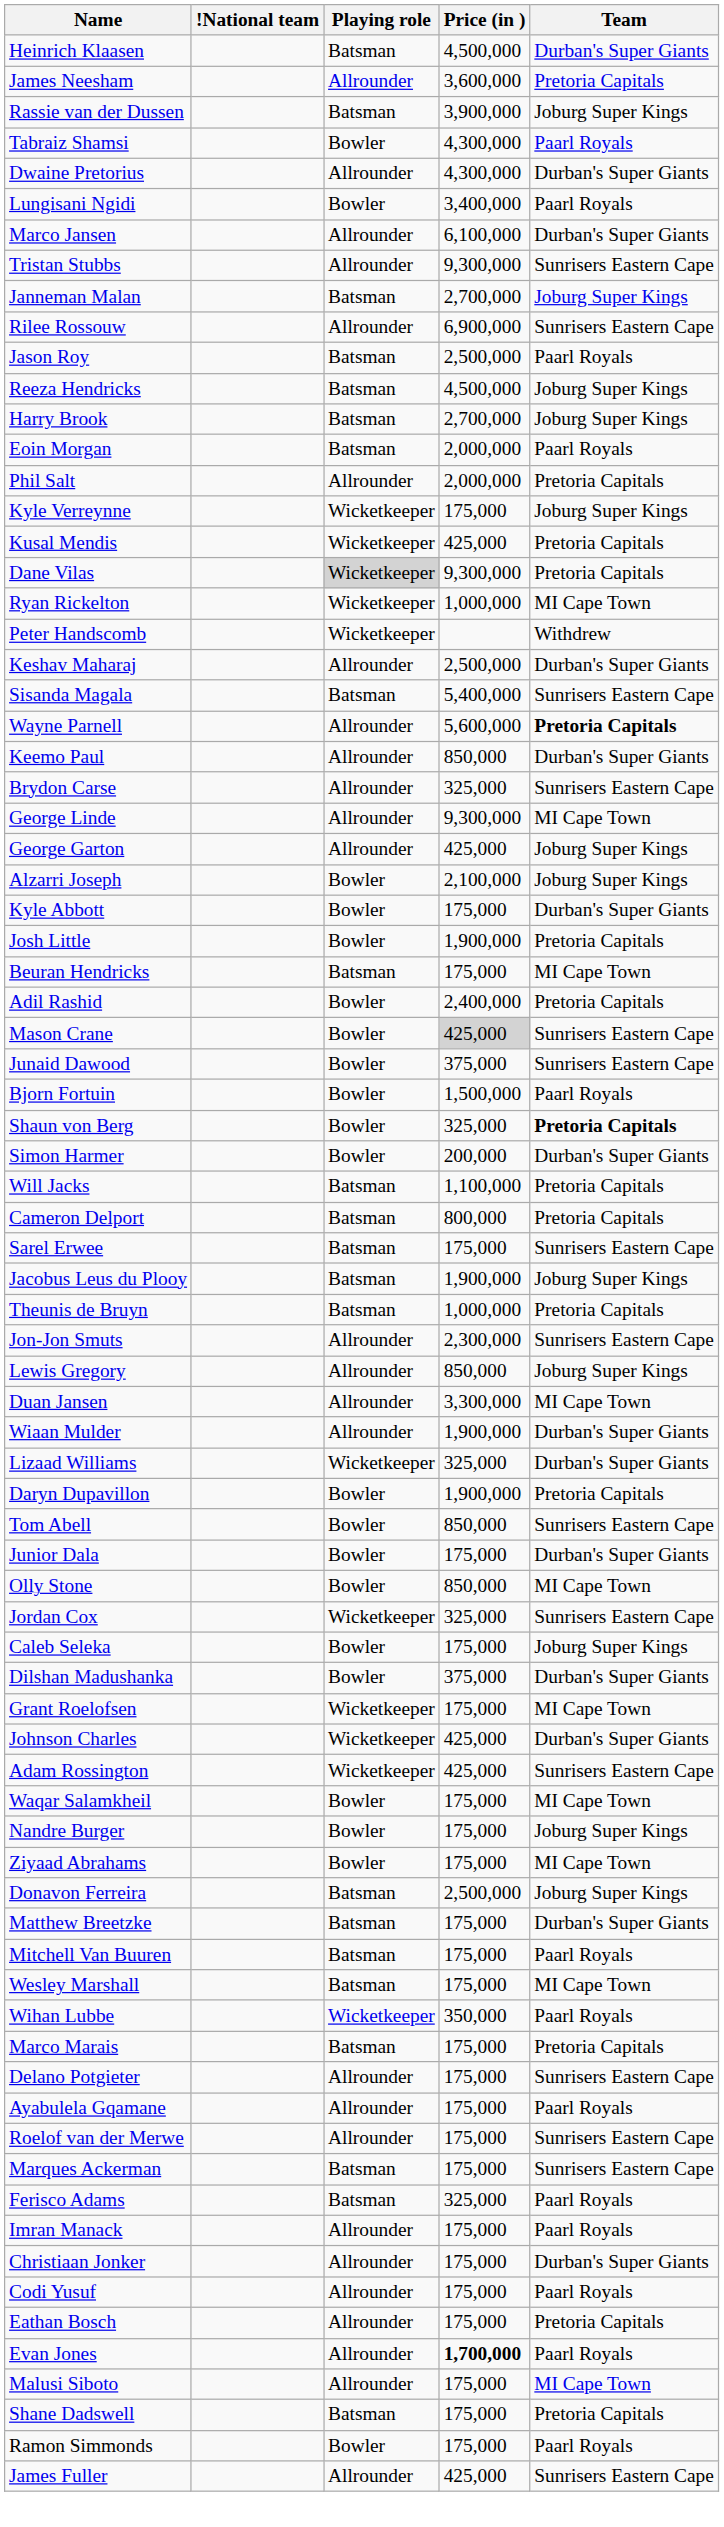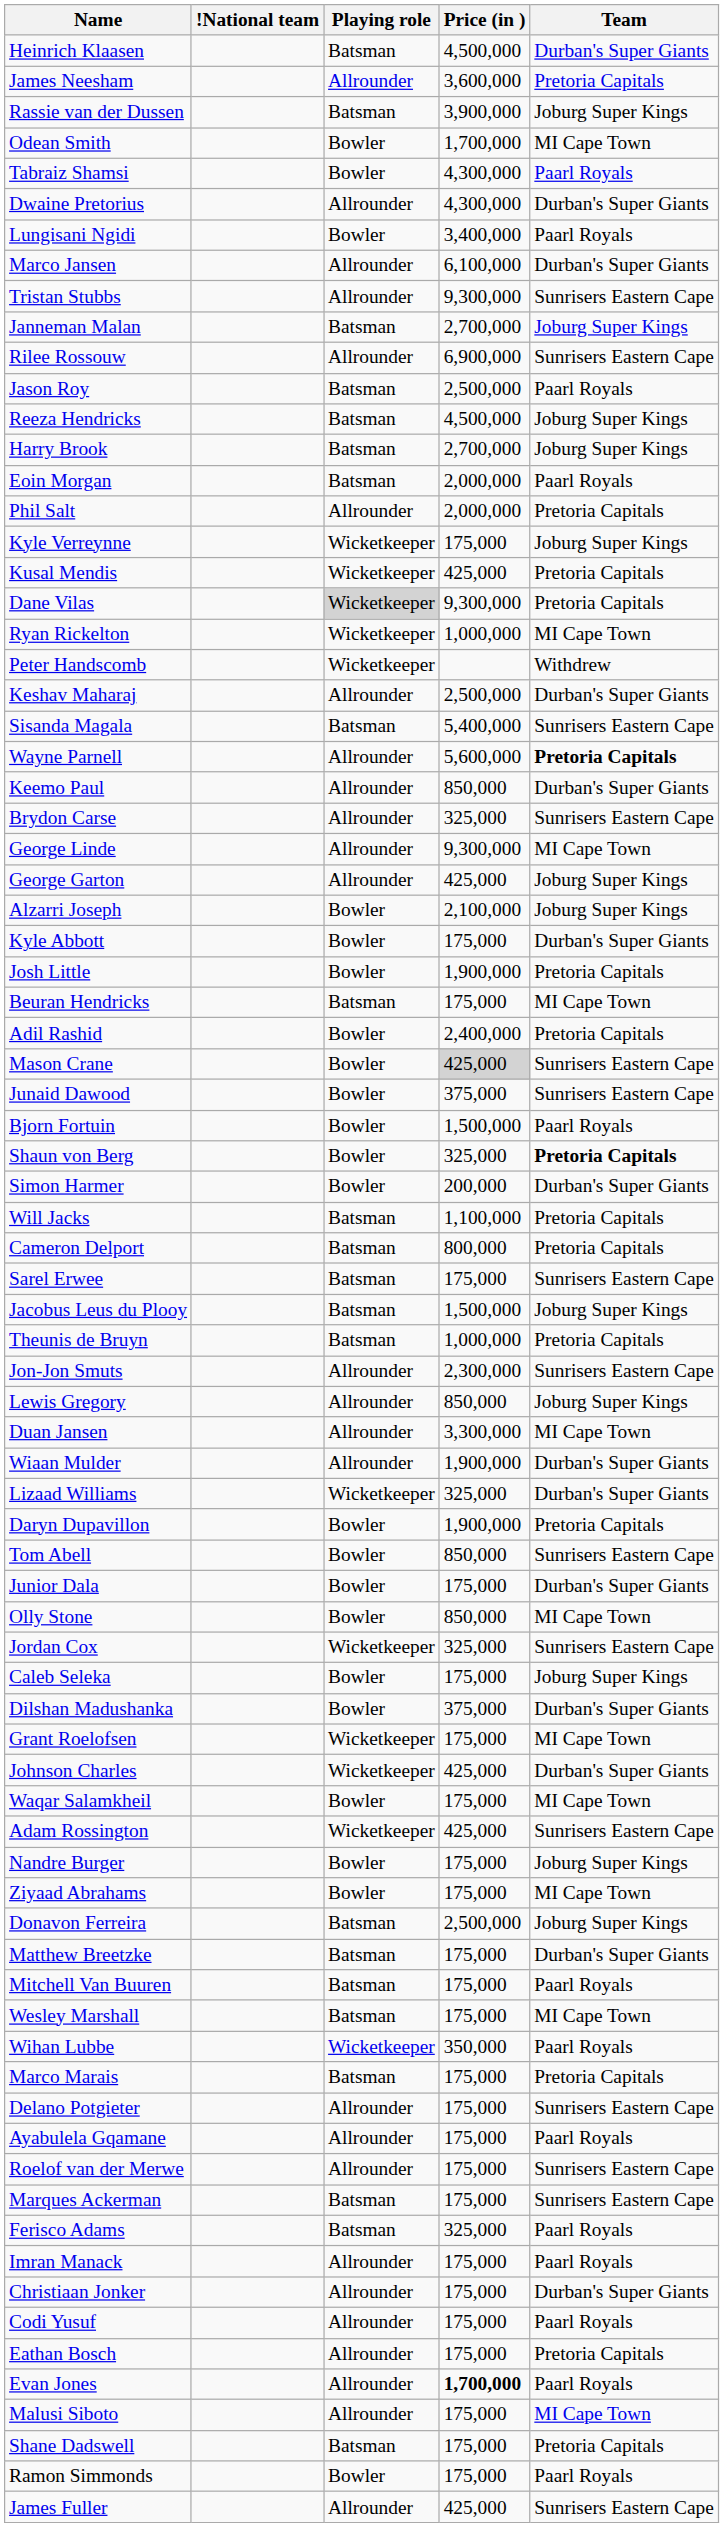+ row: (60, 142)
(482, 1278) 1,900,000 -> (482, 1309) 1,500,000
rows swapped: (79, 1769) <-> (80, 1800)
